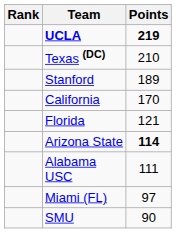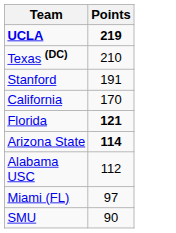- column: (23, 14)
(149, 79) 189 -> (111, 79) 191
(149, 121) normal -> (111, 121) bold
(149, 169) 111 -> (111, 169) 112
